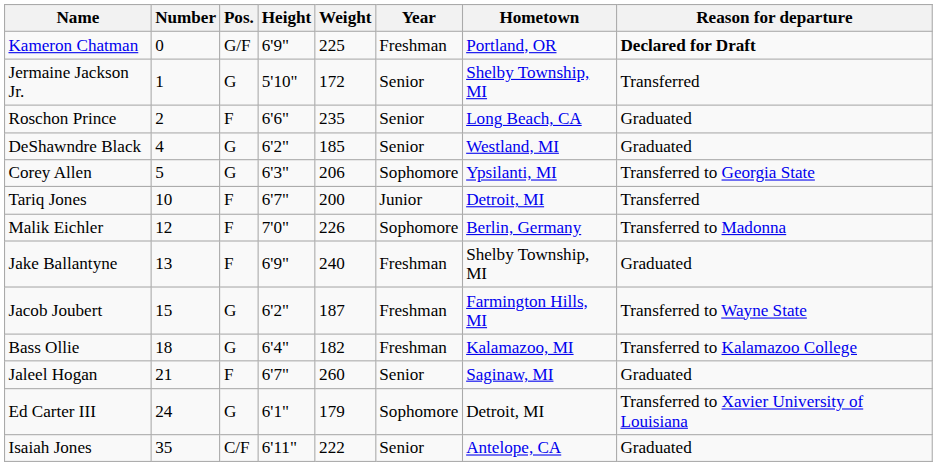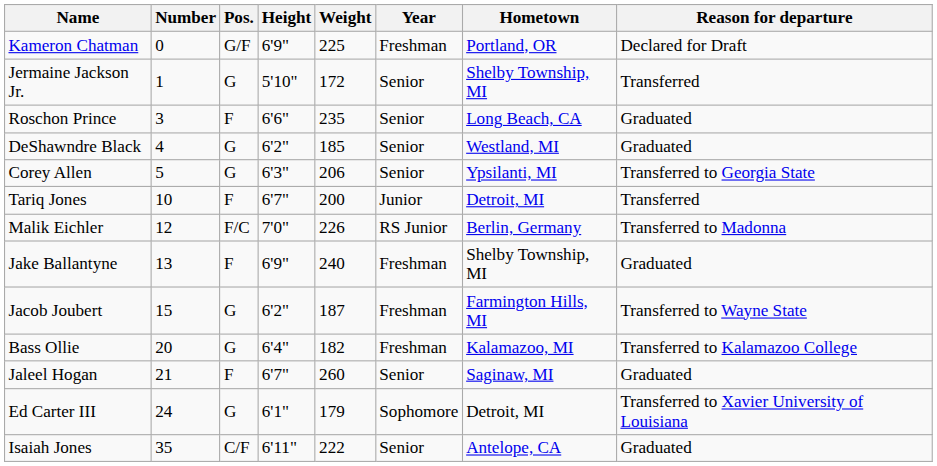(688, 45) bold -> (684, 45) normal
(159, 118) 2 -> (159, 118) 3
(419, 173) Sophomore -> (402, 173) Senior
(229, 227) F -> (237, 227) F/C
(419, 227) Sophomore -> (413, 227) RS Junior
(164, 347) 18 -> (164, 347) 20
